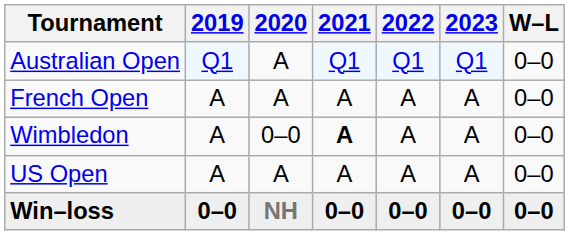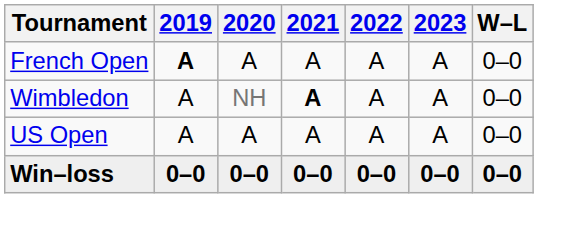- row: (95, 60)
(217, 98) normal -> (186, 60) bold
(281, 135) 0–0 -> (249, 98) NH
(281, 211) NH -> (249, 173) 0–0
